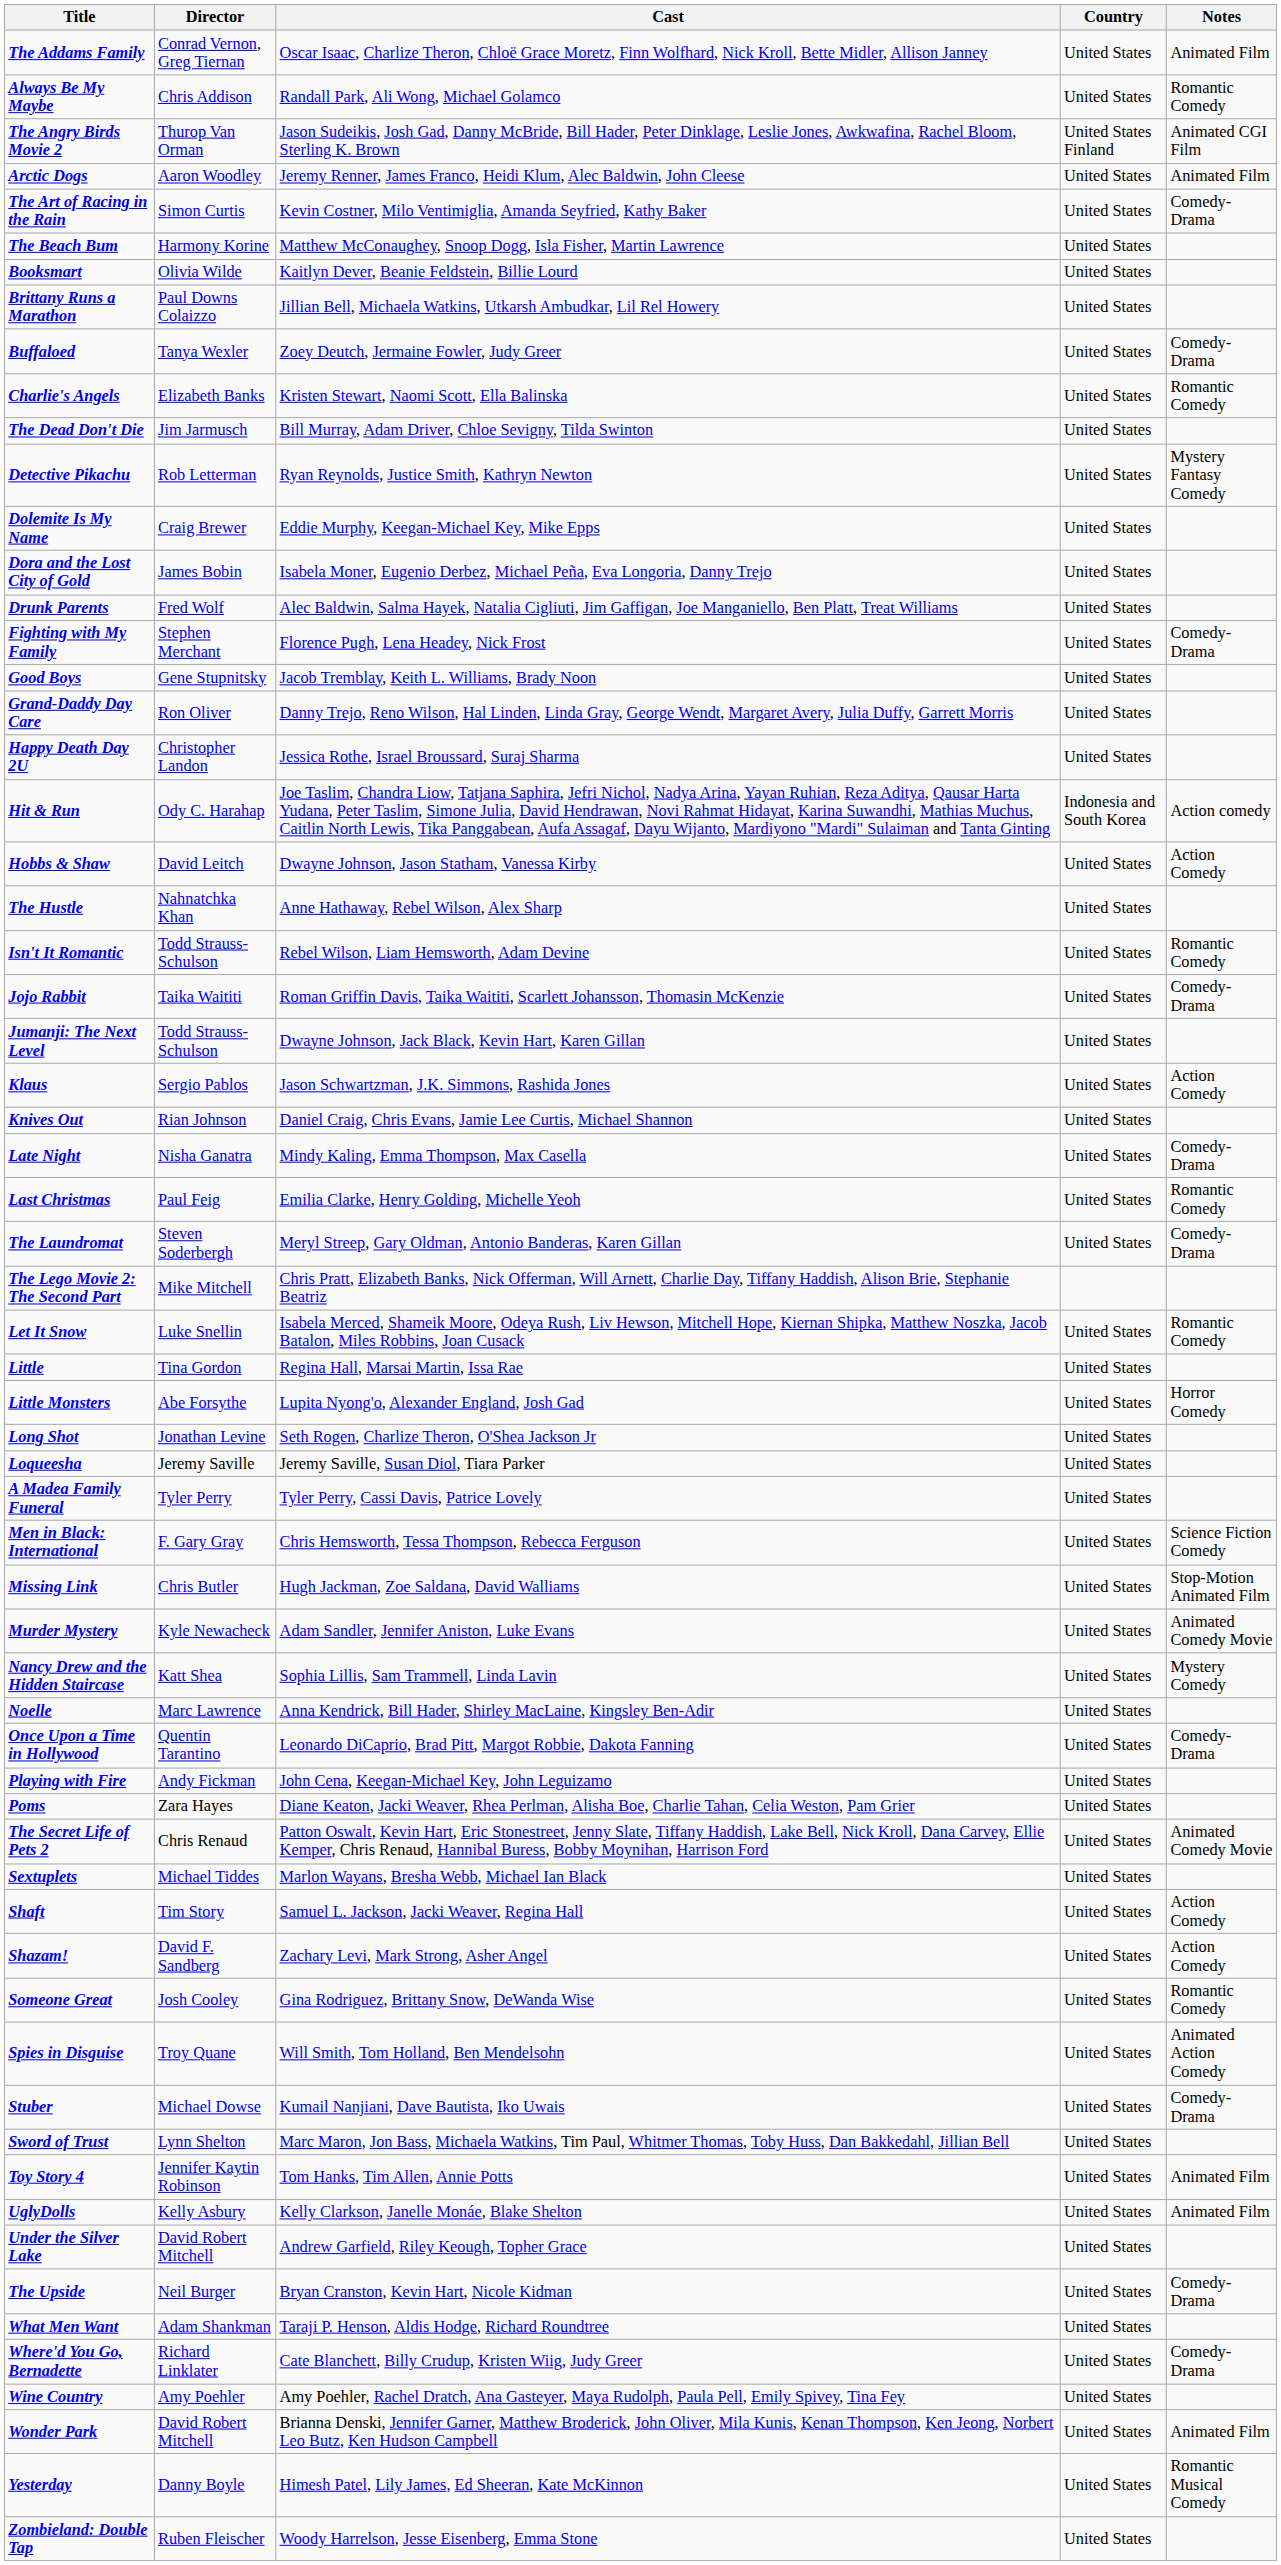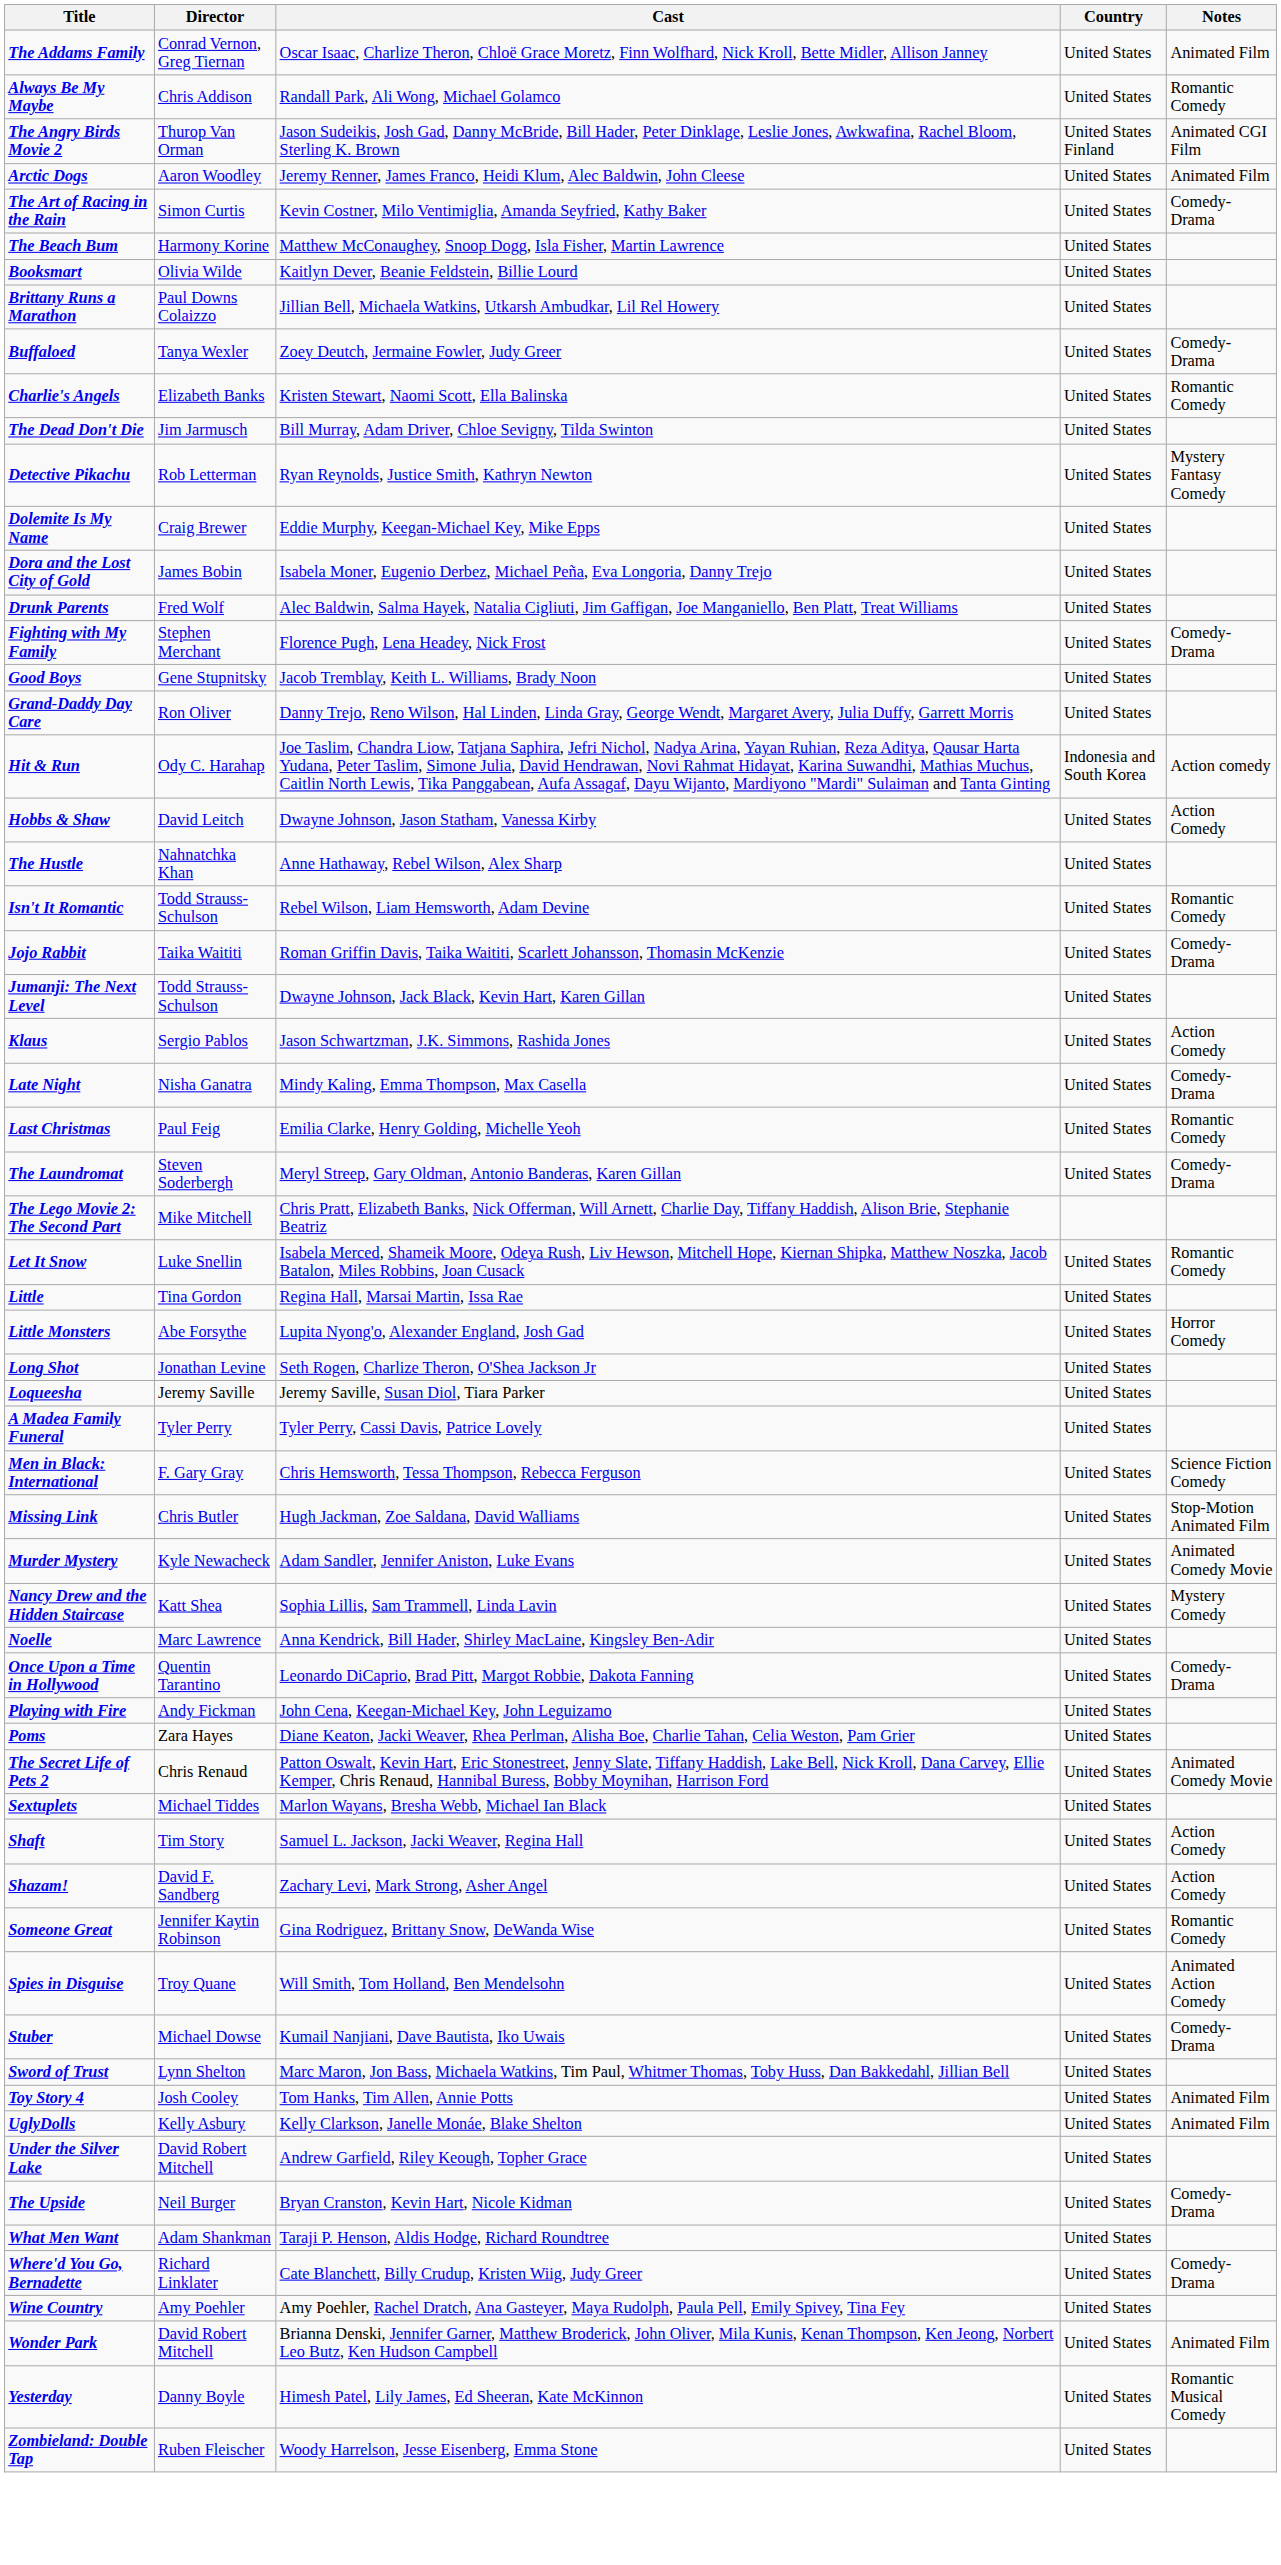- row: (69, 757)
- row: (46, 1120)
(198, 2000) Josh Cooley -> (209, 1929) Jennifer Kaytin Robinson
(209, 2177) Jennifer Kaytin Robinson -> (198, 2097) Josh Cooley
